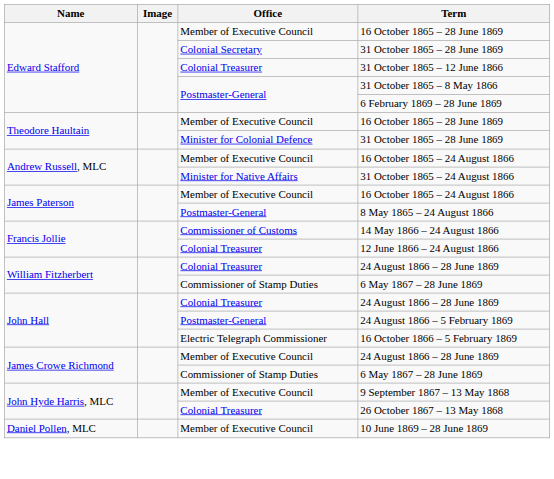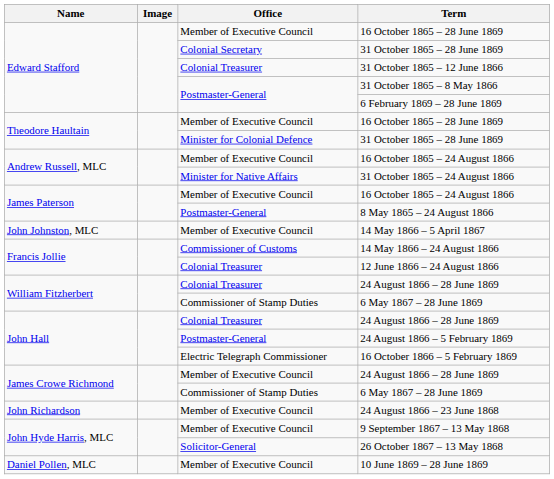+ row: (53, 230)
+ row: (44, 410)
(221, 410) Colonial Treasurer -> (218, 446) Solicitor-General
